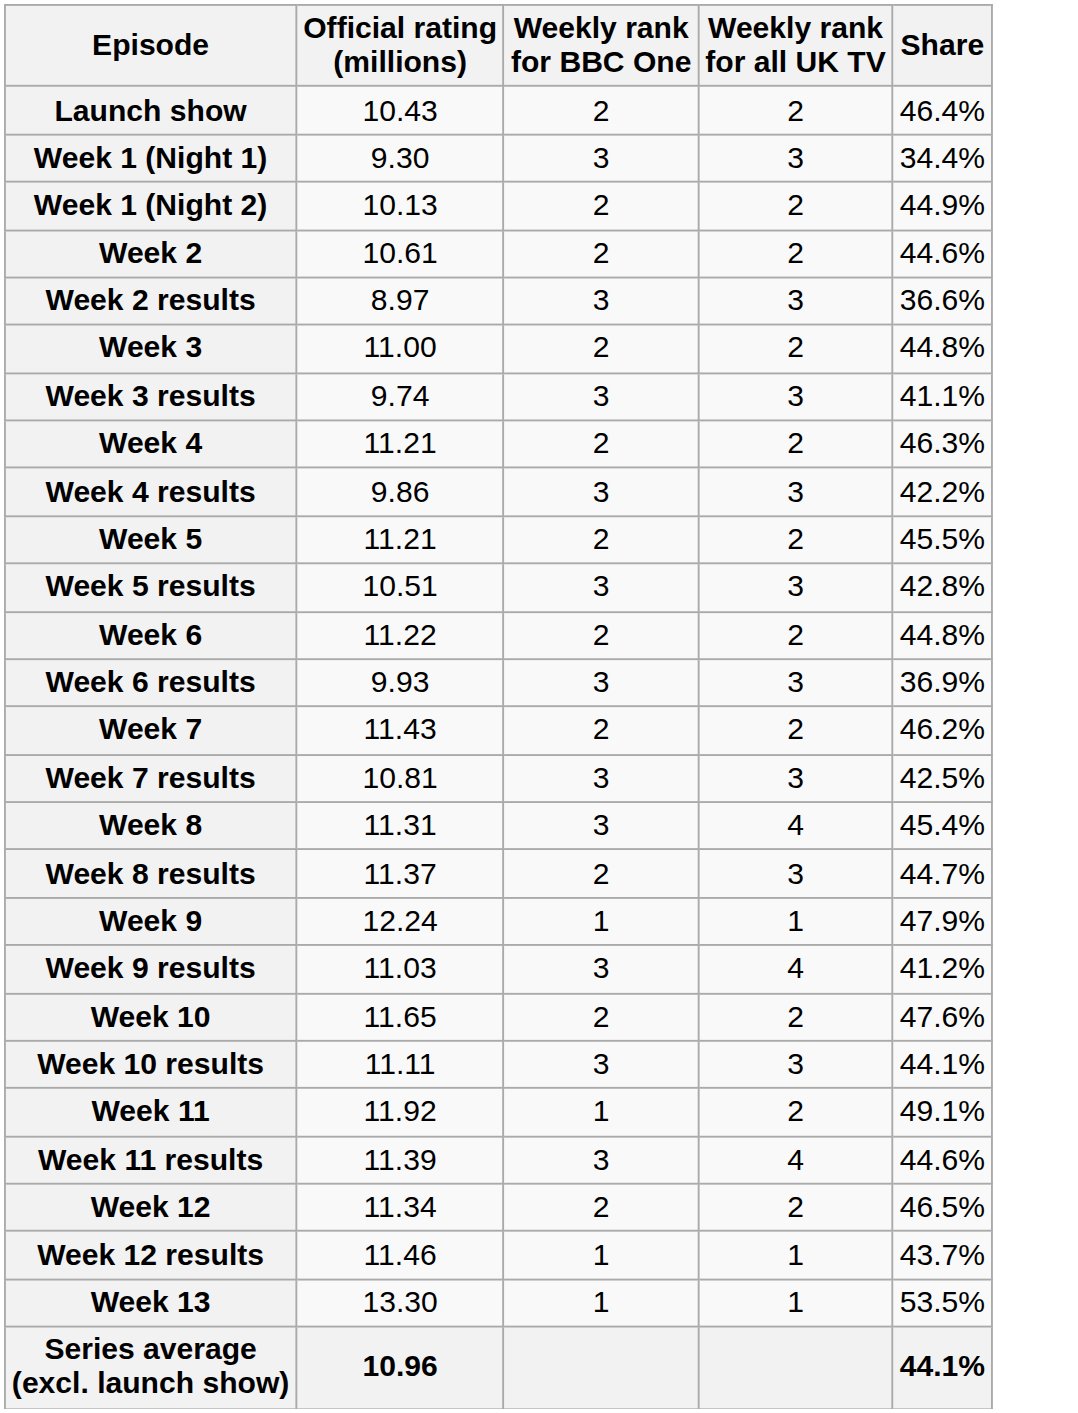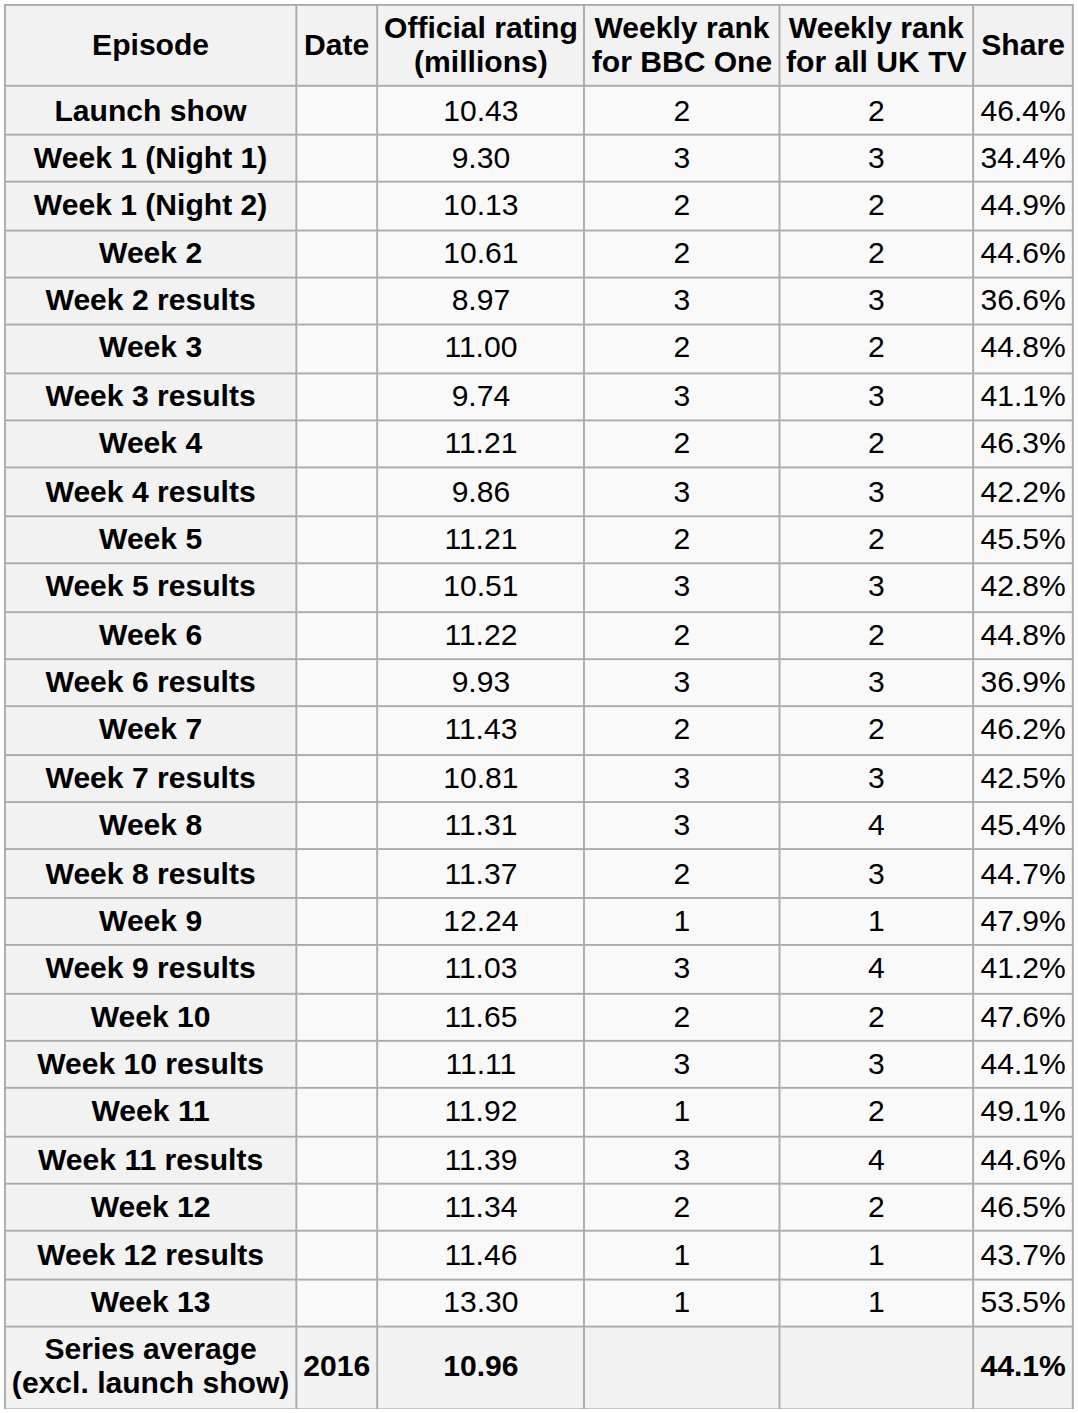+ column: (337, 45)
